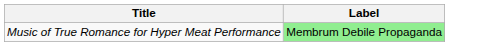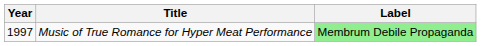+ column: (20, 13)
